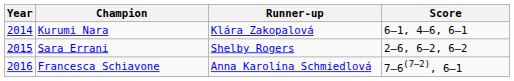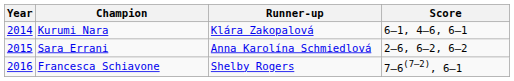(253, 48) Shelby Rogers -> (291, 48) Anna Karolína Schmiedlová
(291, 67) Anna Karolína Schmiedlová -> (253, 67) Shelby Rogers
